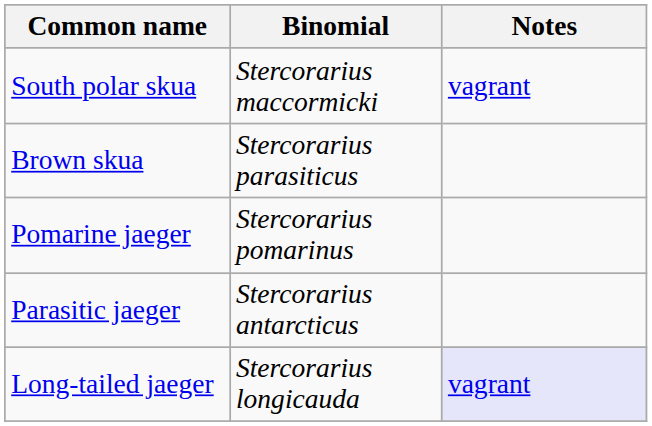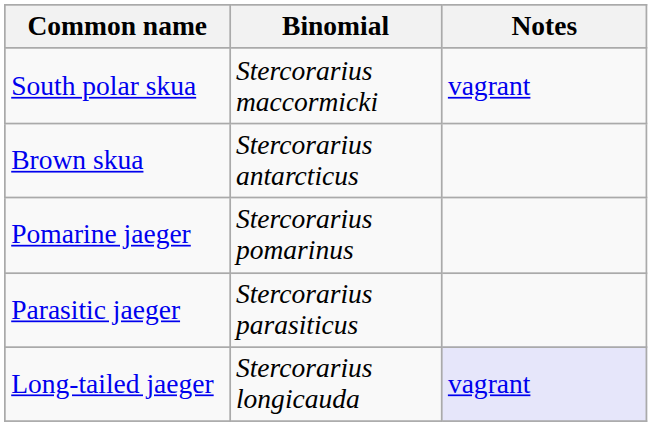(304, 160) Stercorarius parasiticus -> (304, 160) Stercorarius antarcticus
(304, 309) Stercorarius antarcticus -> (304, 309) Stercorarius parasiticus
